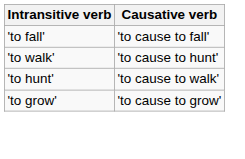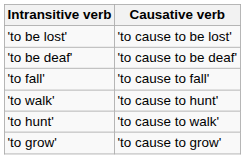+ row: (37, 36)
+ row: (40, 57)
